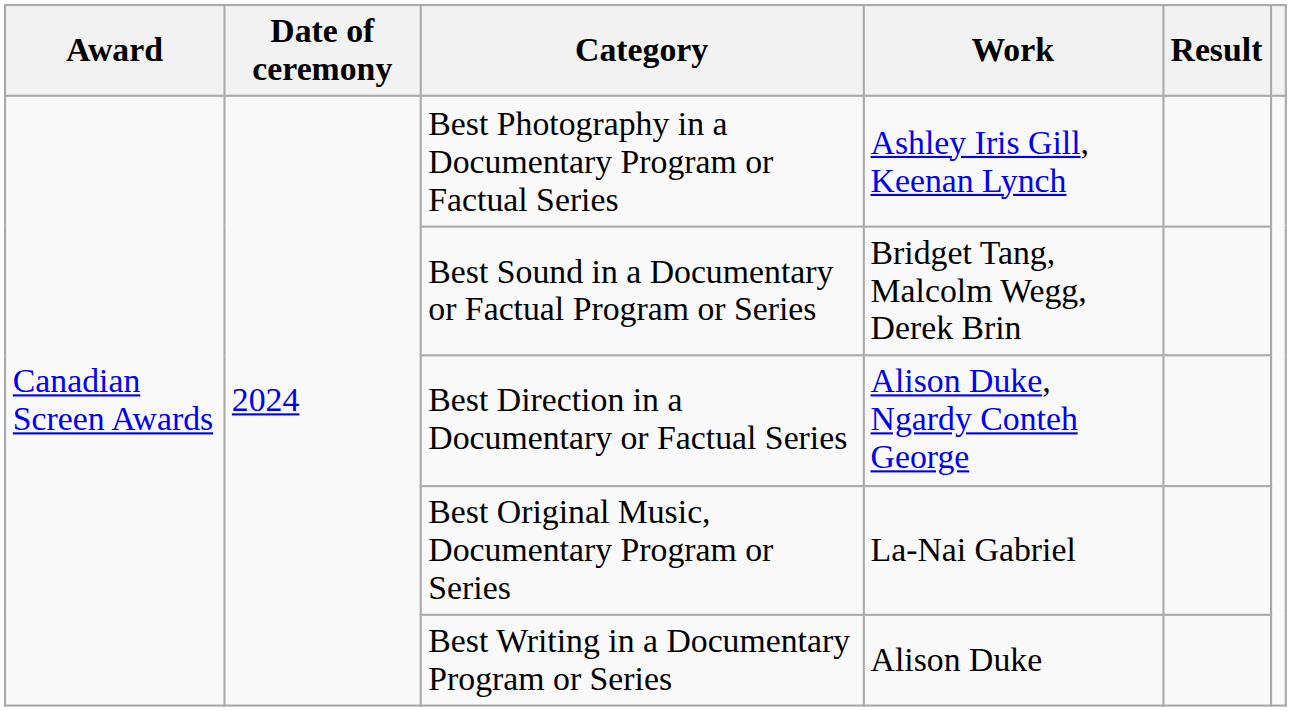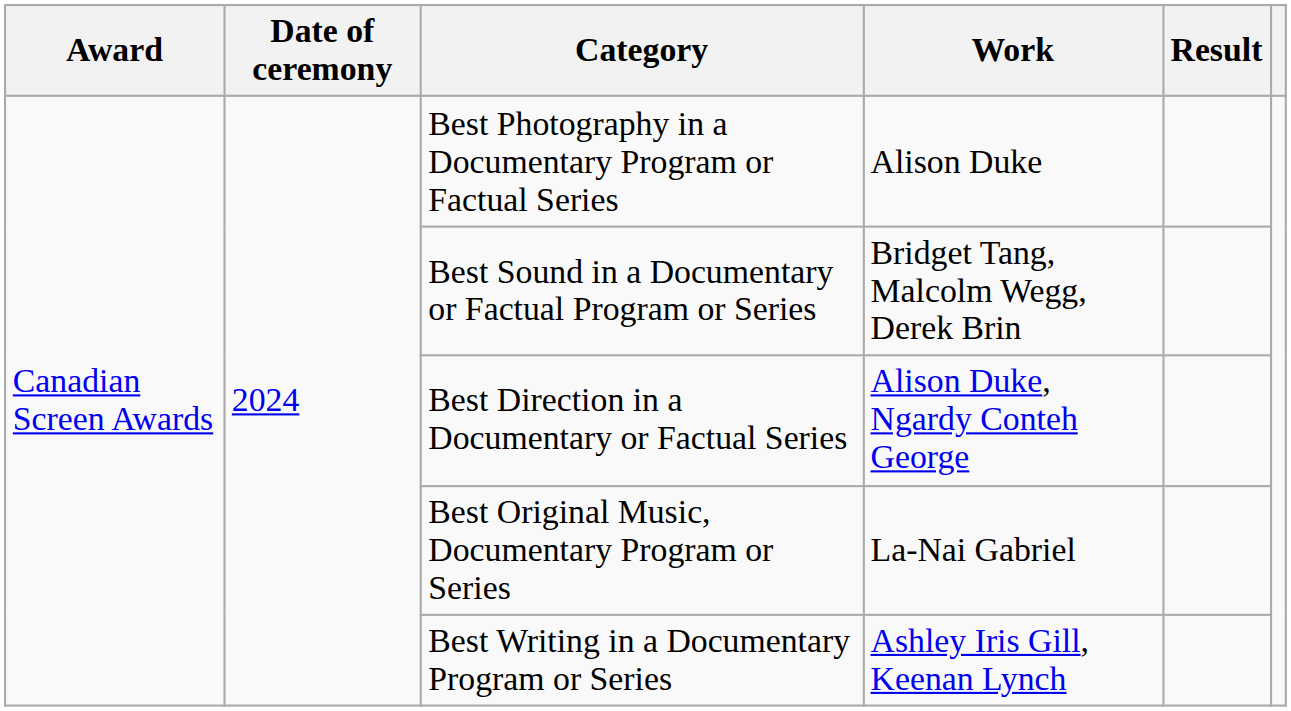(980, 160) Ashley Iris Gill, Keenan Lynch -> (956, 160) Alison Duke
(956, 659) Alison Duke -> (980, 659) Ashley Iris Gill, Keenan Lynch
